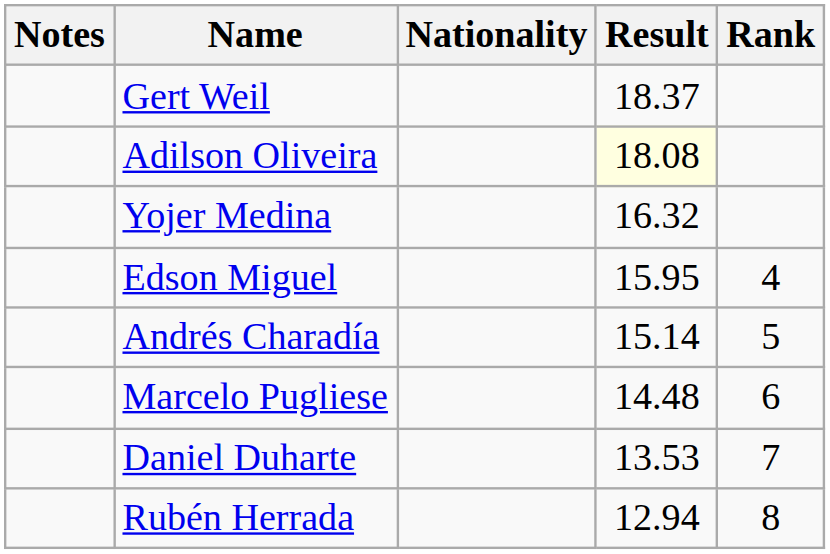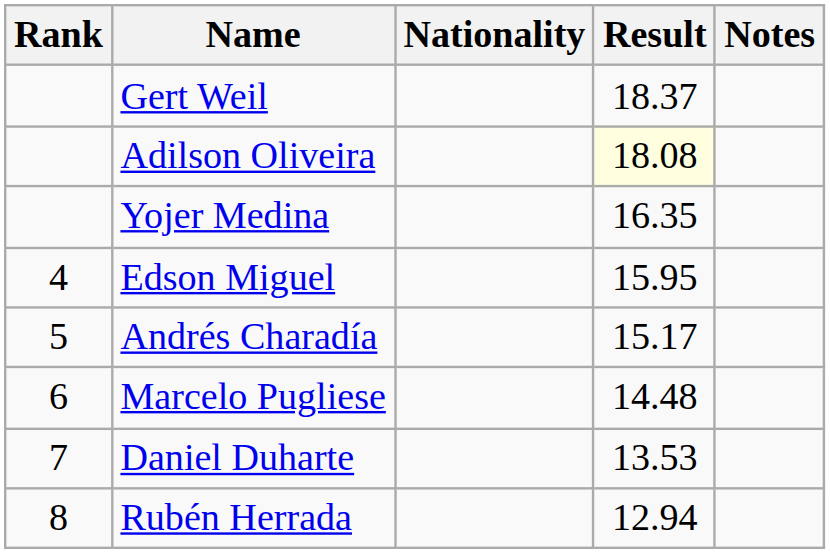columns swapped: (771, 34) <-> (59, 34)
(657, 215) 16.32 -> (655, 215) 16.35
(657, 336) 15.14 -> (655, 336) 15.17
